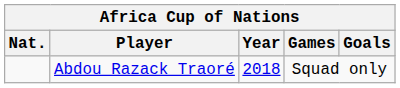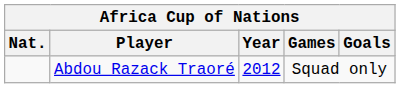(261, 69) 2018 -> (261, 69) 2012
